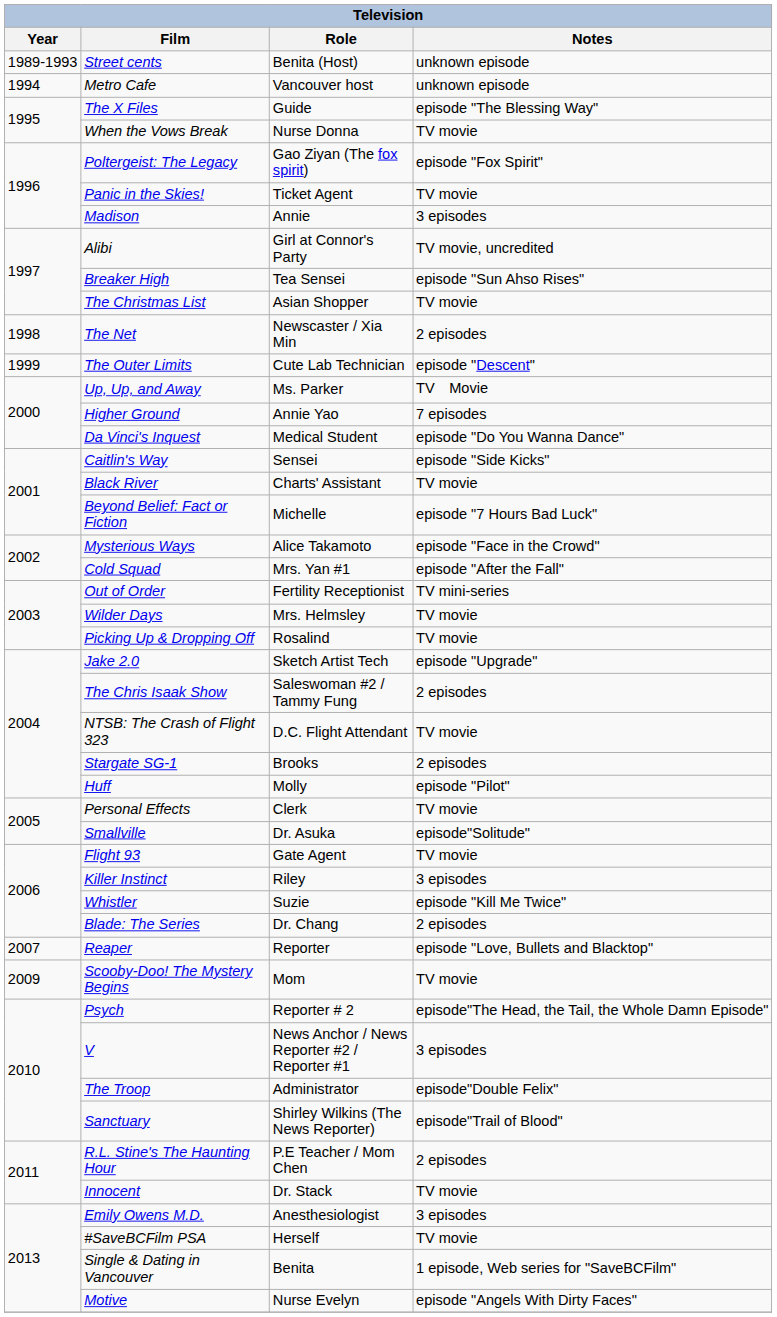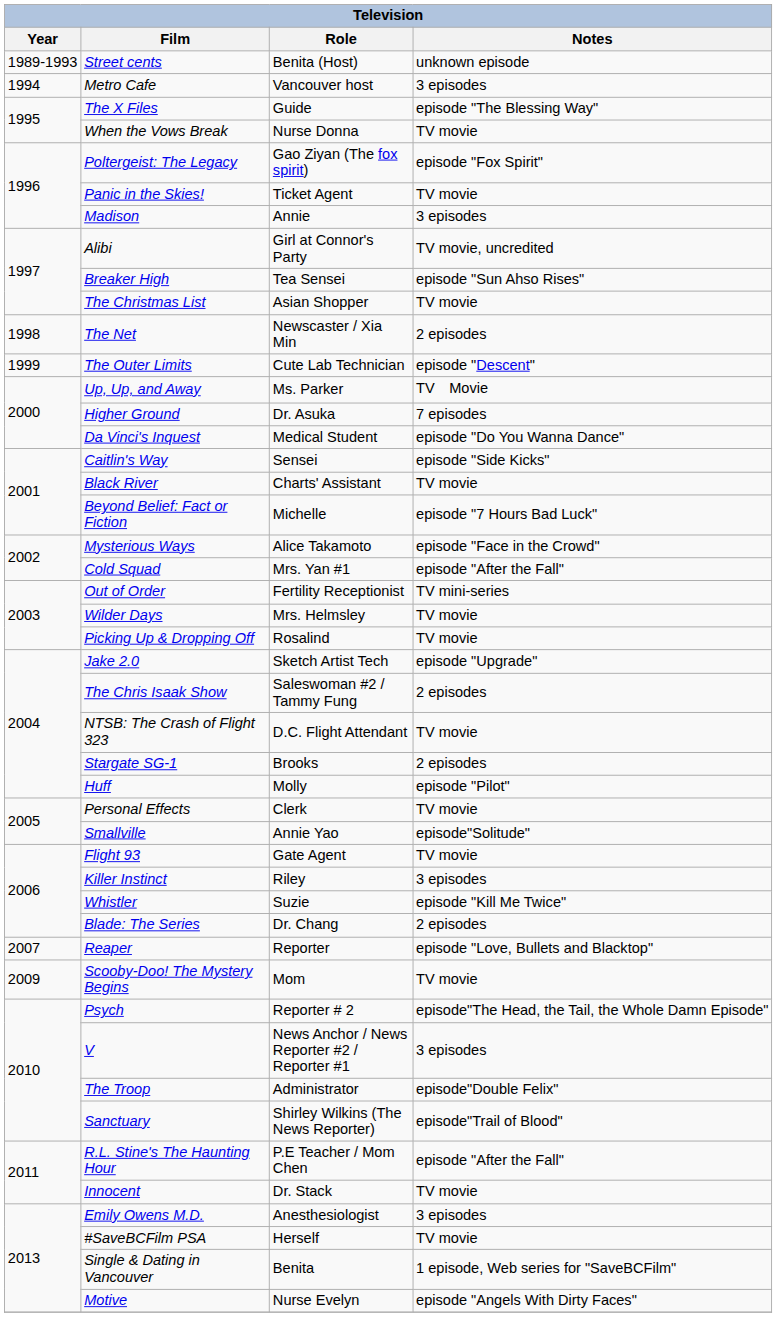(473, 85) unknown episode -> (451, 85) 3 episodes
(306, 414) Annie Yao -> (304, 414) Dr. Asuka
(304, 832) Dr. Asuka -> (306, 832) Annie Yao
(451, 1160) 2 episodes -> (490, 1160) episode "After the Fall"
